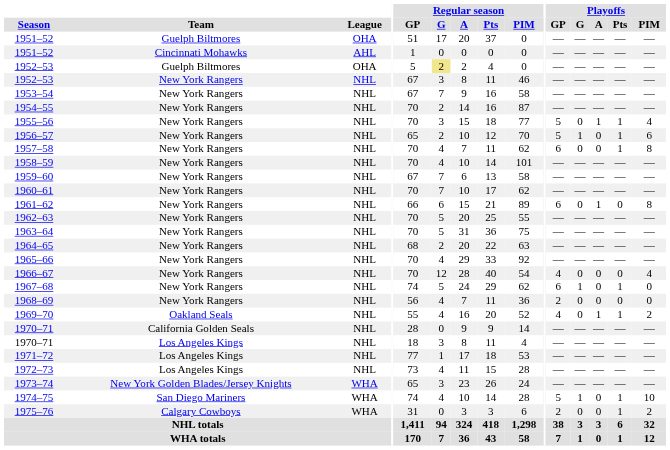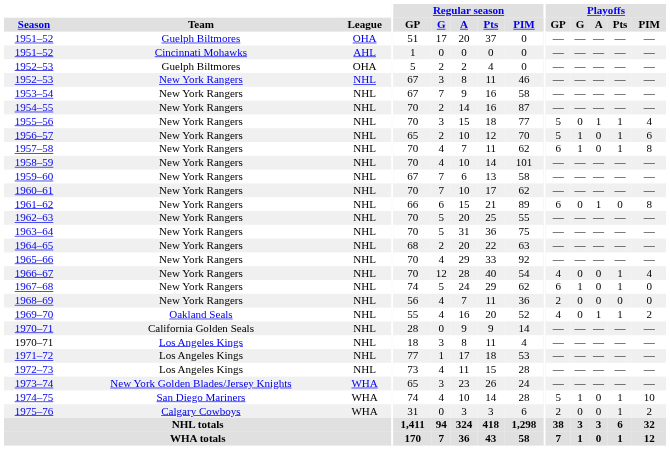(441, 66) khaki background -> (441, 66) no background
(580, 149) 0 -> (580, 149) 1
(620, 273) 0 -> (620, 273) 1
